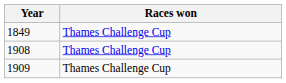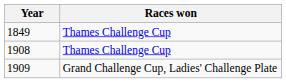(117, 68) Thames Challenge Cup -> (170, 68) Grand Challenge Cup, Ladies' Challenge Plate
